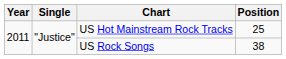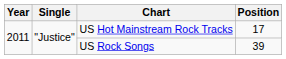(258, 29) 25 -> (258, 29) 17
(258, 46) 38 -> (258, 46) 39
